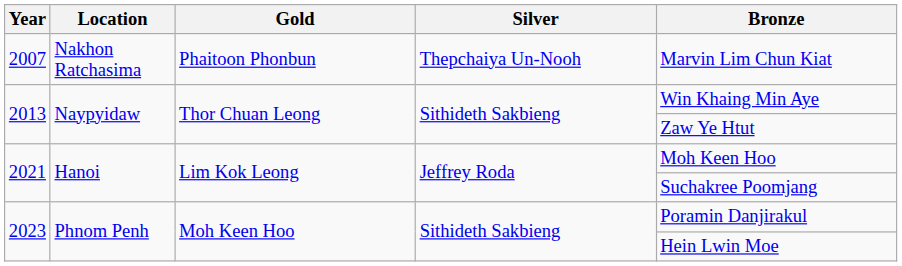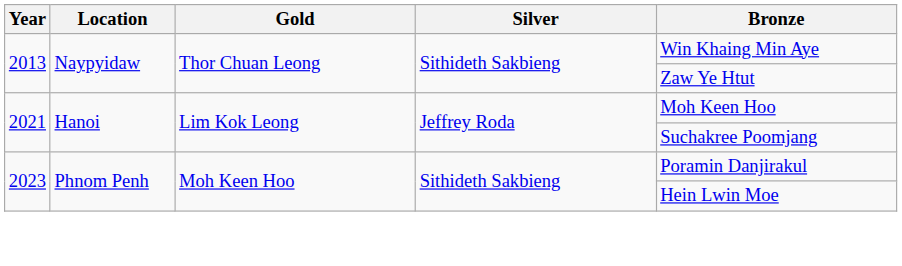- row: (27, 59)
